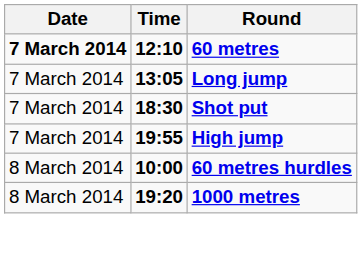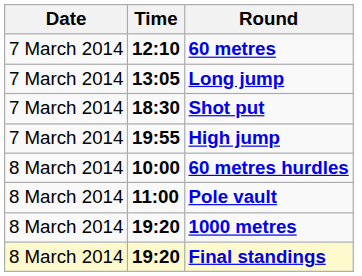(68, 49) bold -> (66, 49) normal
+ row: (233, 197)
+ row: (257, 256)
